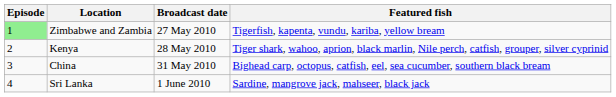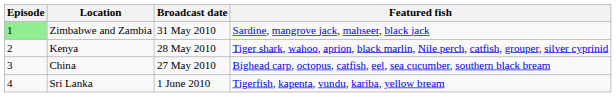(186, 30) 27 May 2010 -> (186, 30) 31 May 2010
(339, 30) Tigerfish, kapenta, vundu, kariba, yellow bream -> (331, 30) Sardine, mangrove jack, mahseer, black jack
(186, 65) 31 May 2010 -> (186, 65) 27 May 2010
(331, 83) Sardine, mangrove jack, mahseer, black jack -> (339, 83) Tigerfish, kapenta, vundu, kariba, yellow bream
